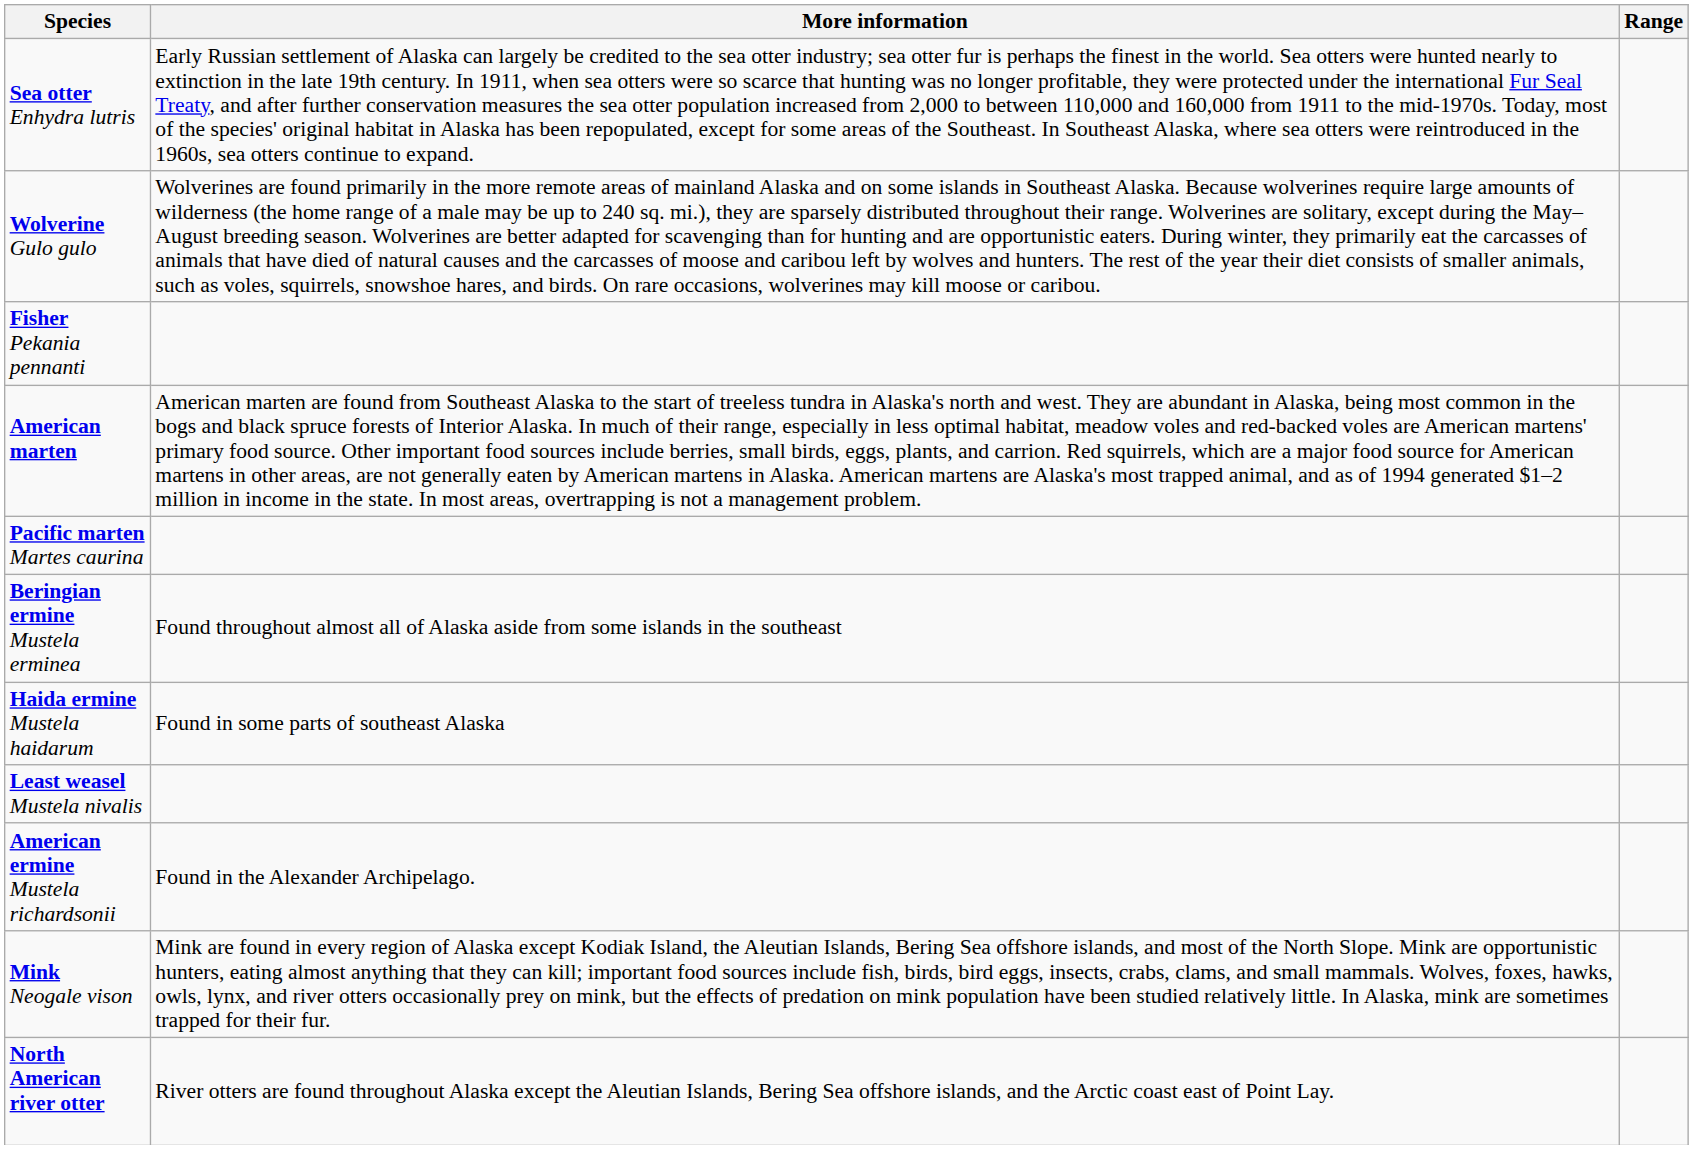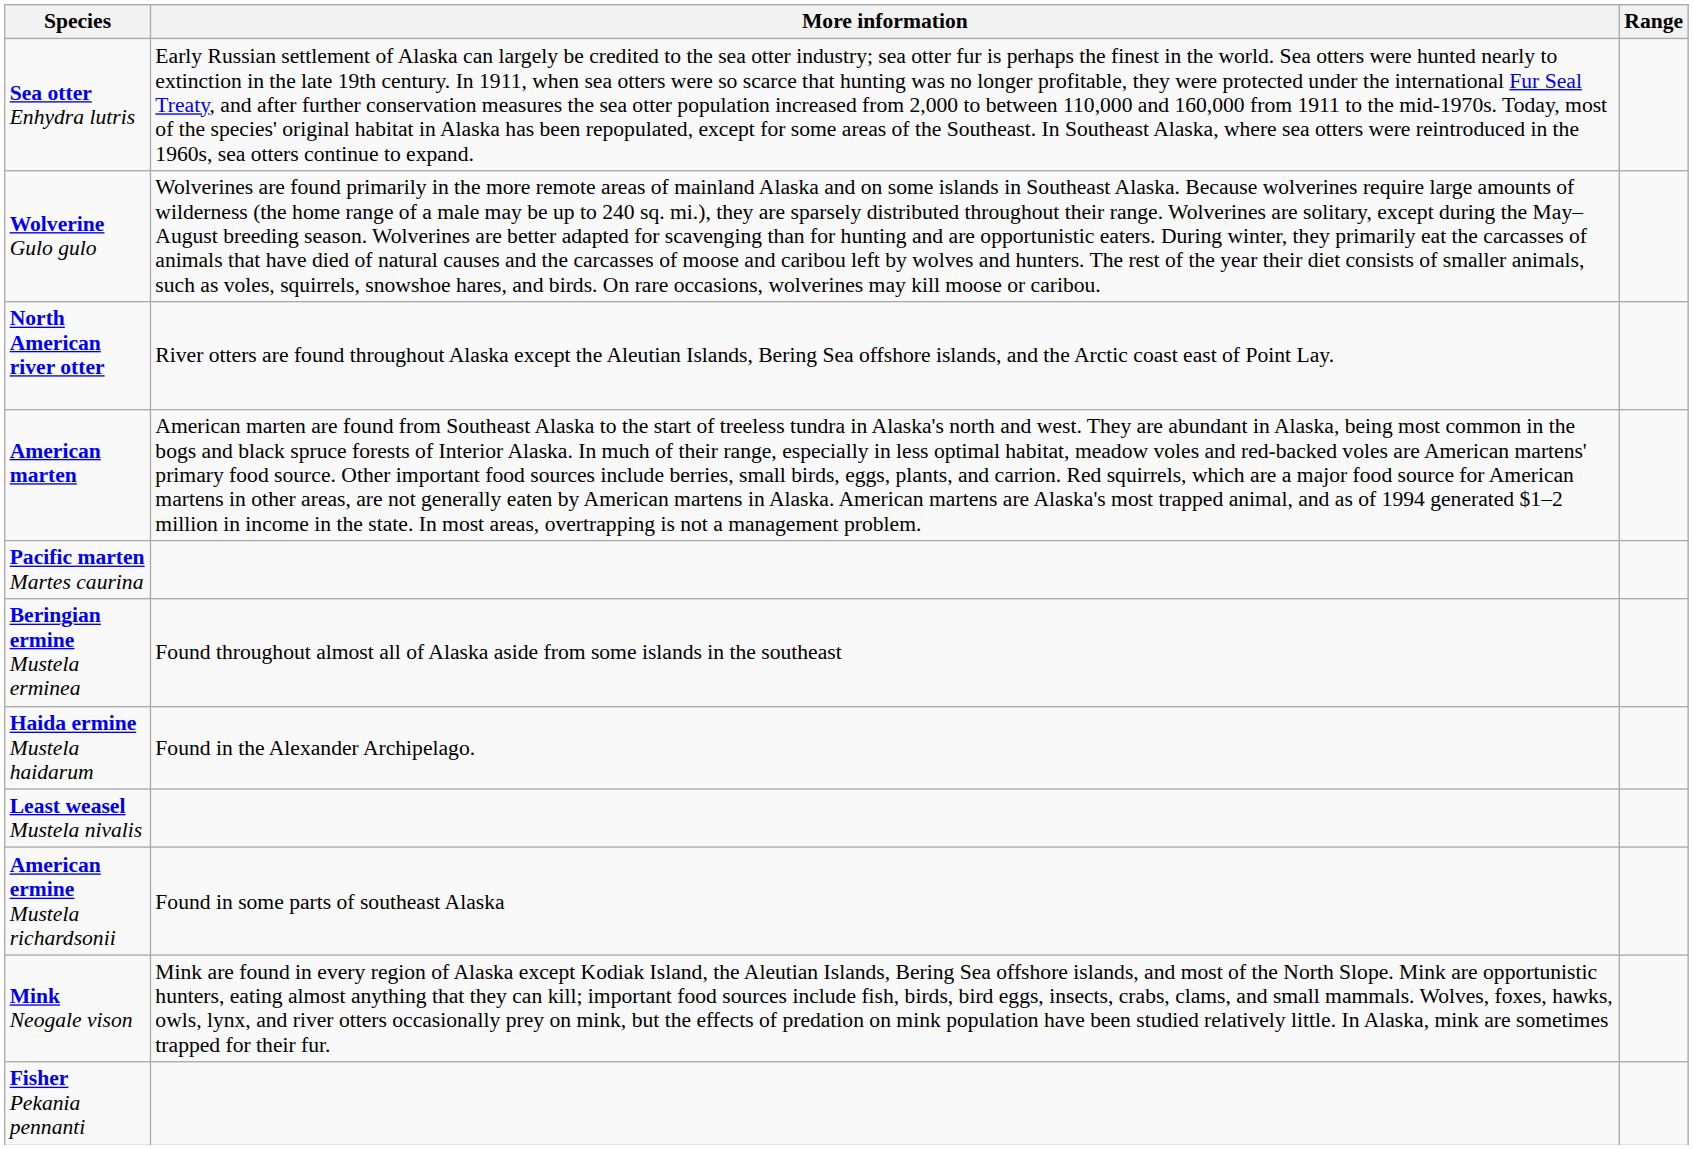rows swapped: (57, 1078) <-> (47, 343)
(330, 723) Found in some parts of southeast Alaska -> (315, 747) Found in the Alexander Archipelago.
(315, 876) Found in the Alexander Archipelago. -> (330, 900) Found in some parts of southeast Alaska
